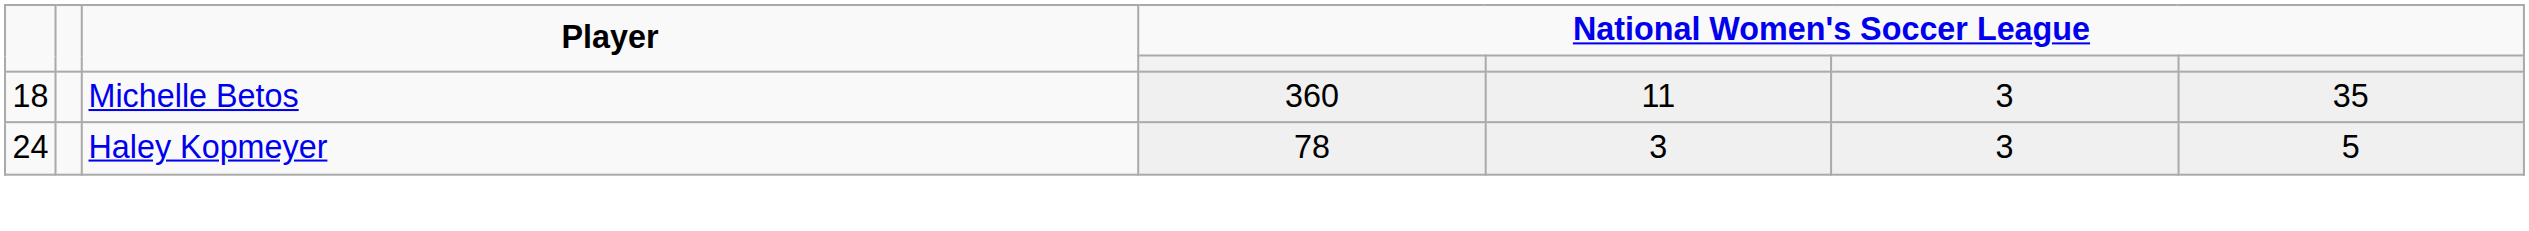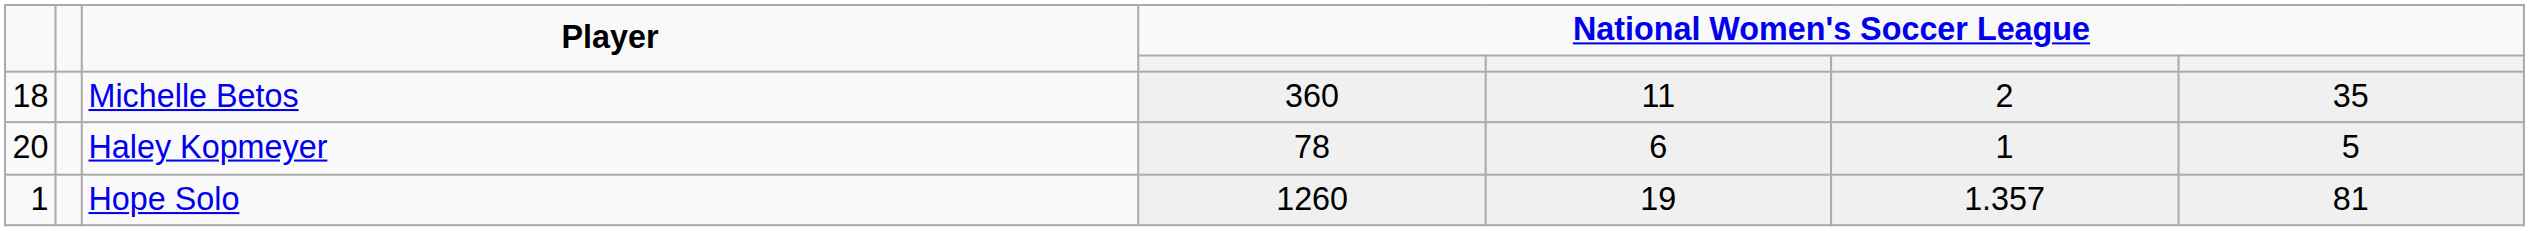(2005, 96) 3 -> (2005, 96) 2
(30, 147) 24 -> (30, 147) 20
(1658, 147) 3 -> (1658, 147) 6
(2005, 147) 3 -> (2005, 147) 1
+ row: (164, 198)
